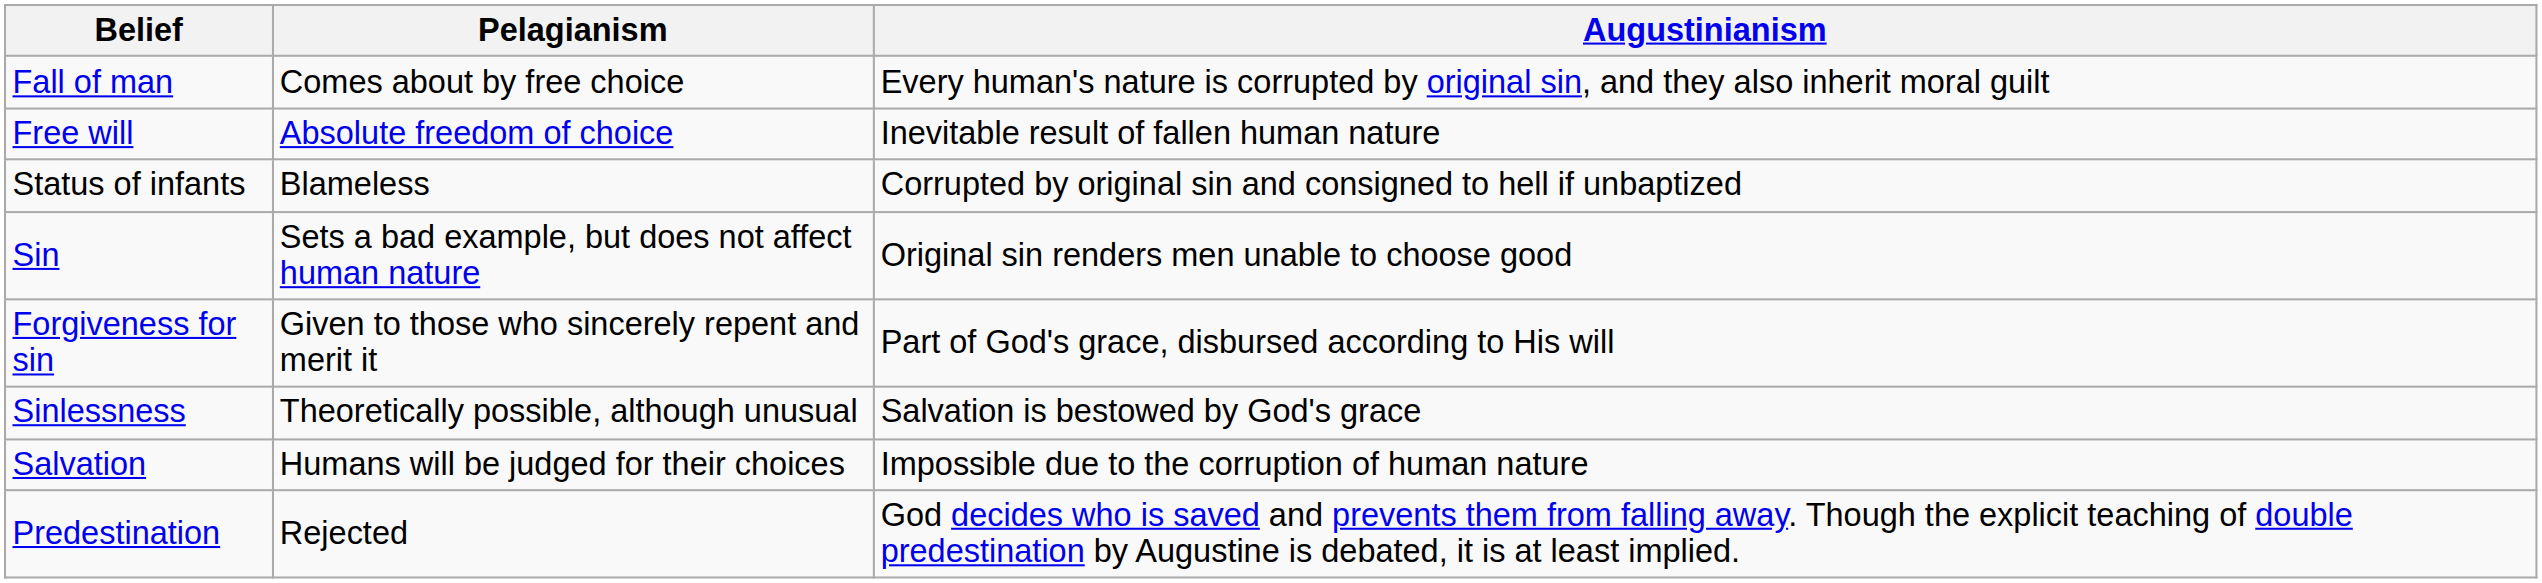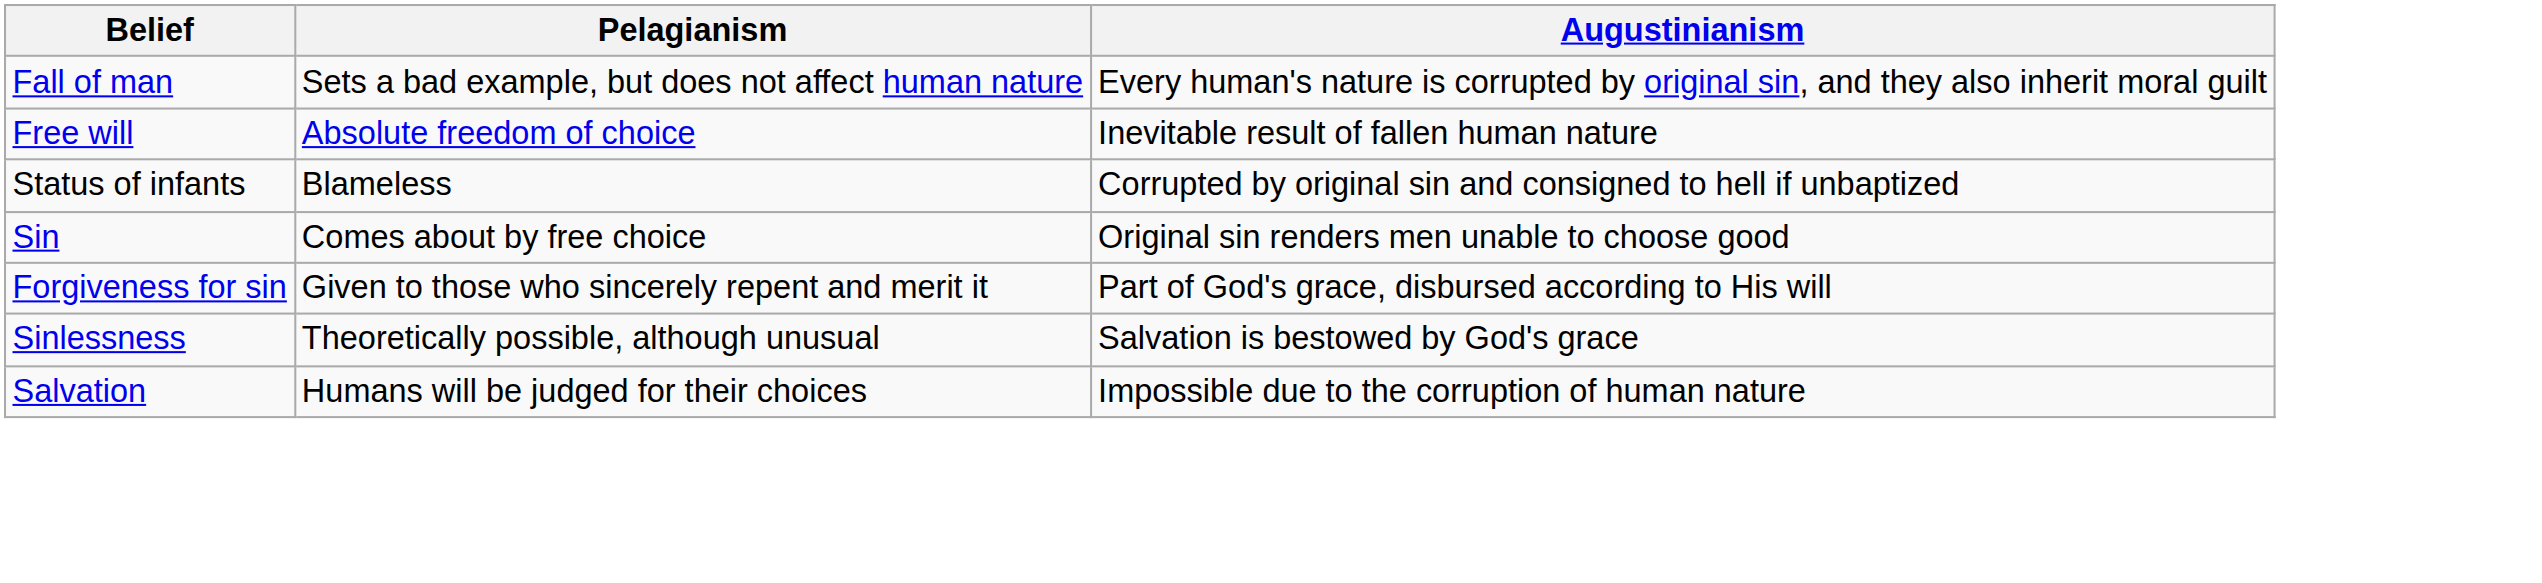(482, 81) Comes about by free choice -> (693, 81) Sets a bad example, but does not affect human nature
(566, 254) Sets a bad example, but does not affect human nature -> (504, 236) Comes about by free choice
- row: (116, 533)
